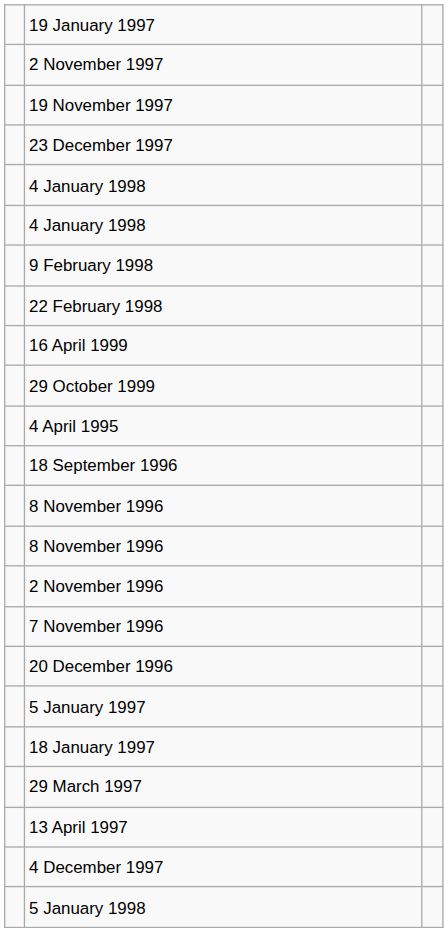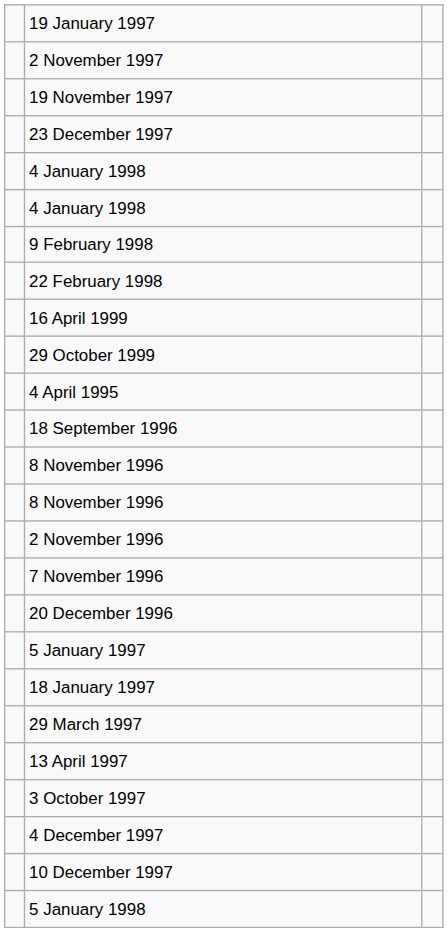+ row: (15, 798)
+ row: (15, 872)
